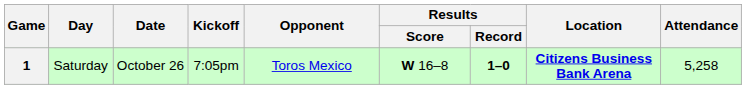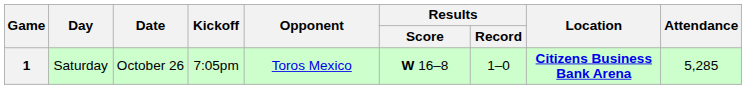(499, 66) bold -> (499, 66) normal
(701, 66) 5,258 -> (701, 66) 5,285
